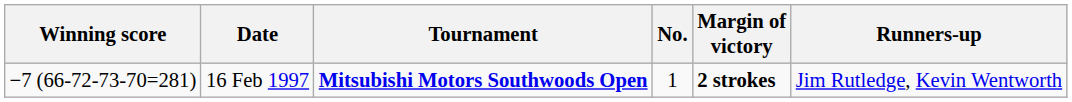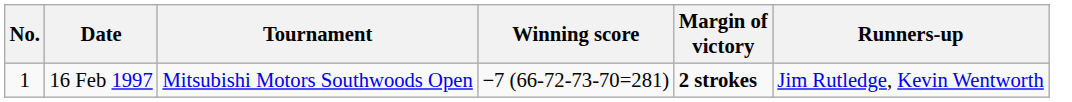columns swapped: (672, 33) <-> (103, 33)
(483, 80) bold -> (318, 80) normal
